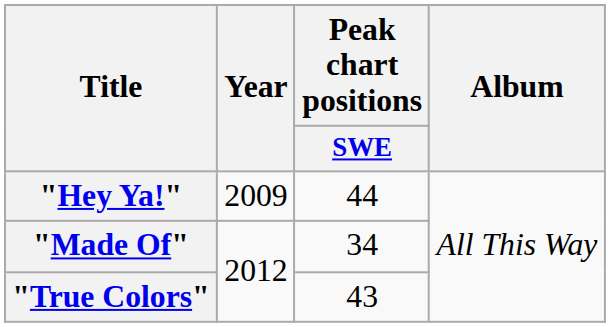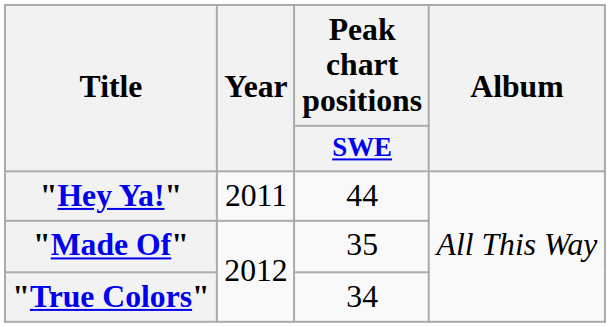(256, 195) 2009 -> (256, 195) 2011
(362, 245) 34 -> (362, 245) 35
(362, 296) 43 -> (362, 296) 34
